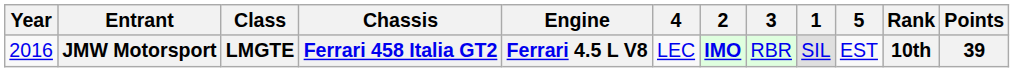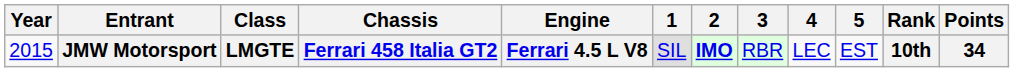columns swapped: (816, 20) <-> (676, 20)
(31, 51) 2016 -> (31, 51) 2015
(974, 51) 39 -> (974, 51) 34
